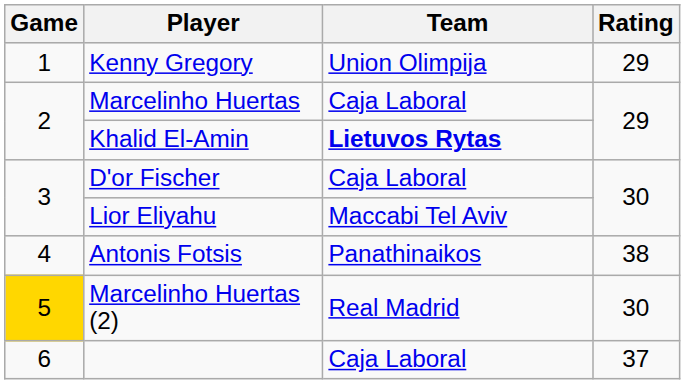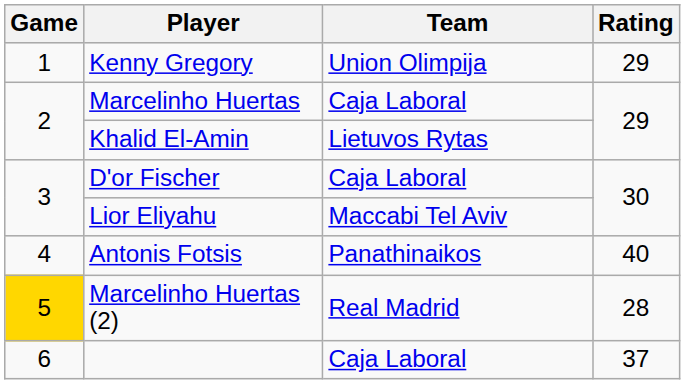(415, 139) bold -> (408, 139) normal
(636, 255) 38 -> (636, 255) 40
(636, 307) 30 -> (636, 307) 28
